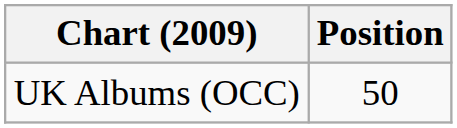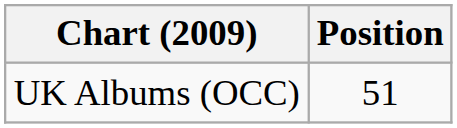(380, 92) 50 -> (380, 92) 51
